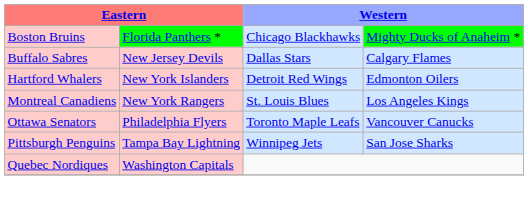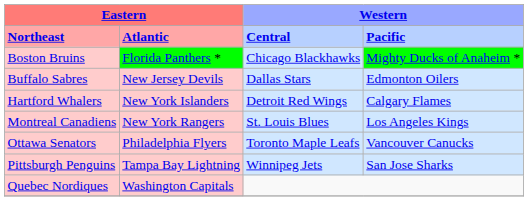+ row: (36, 36)
(409, 57) Calgary Flames -> (412, 79) Edmonton Oilers
(412, 79) Edmonton Oilers -> (409, 100) Calgary Flames
